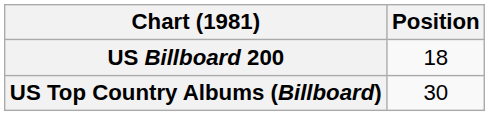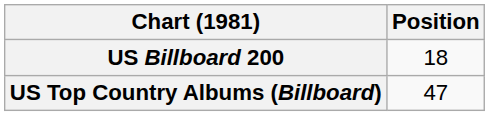(436, 92) 30 -> (436, 92) 47
